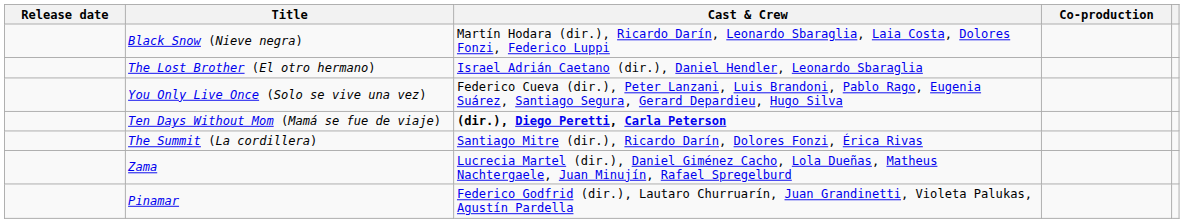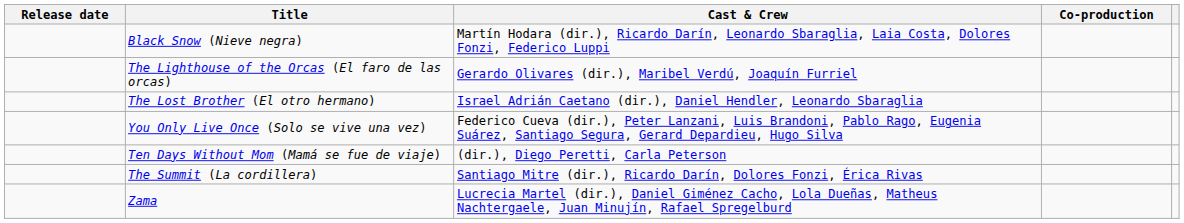+ row: (285, 75)
(592, 121) bold -> (592, 155) normal
- row: (154, 201)
